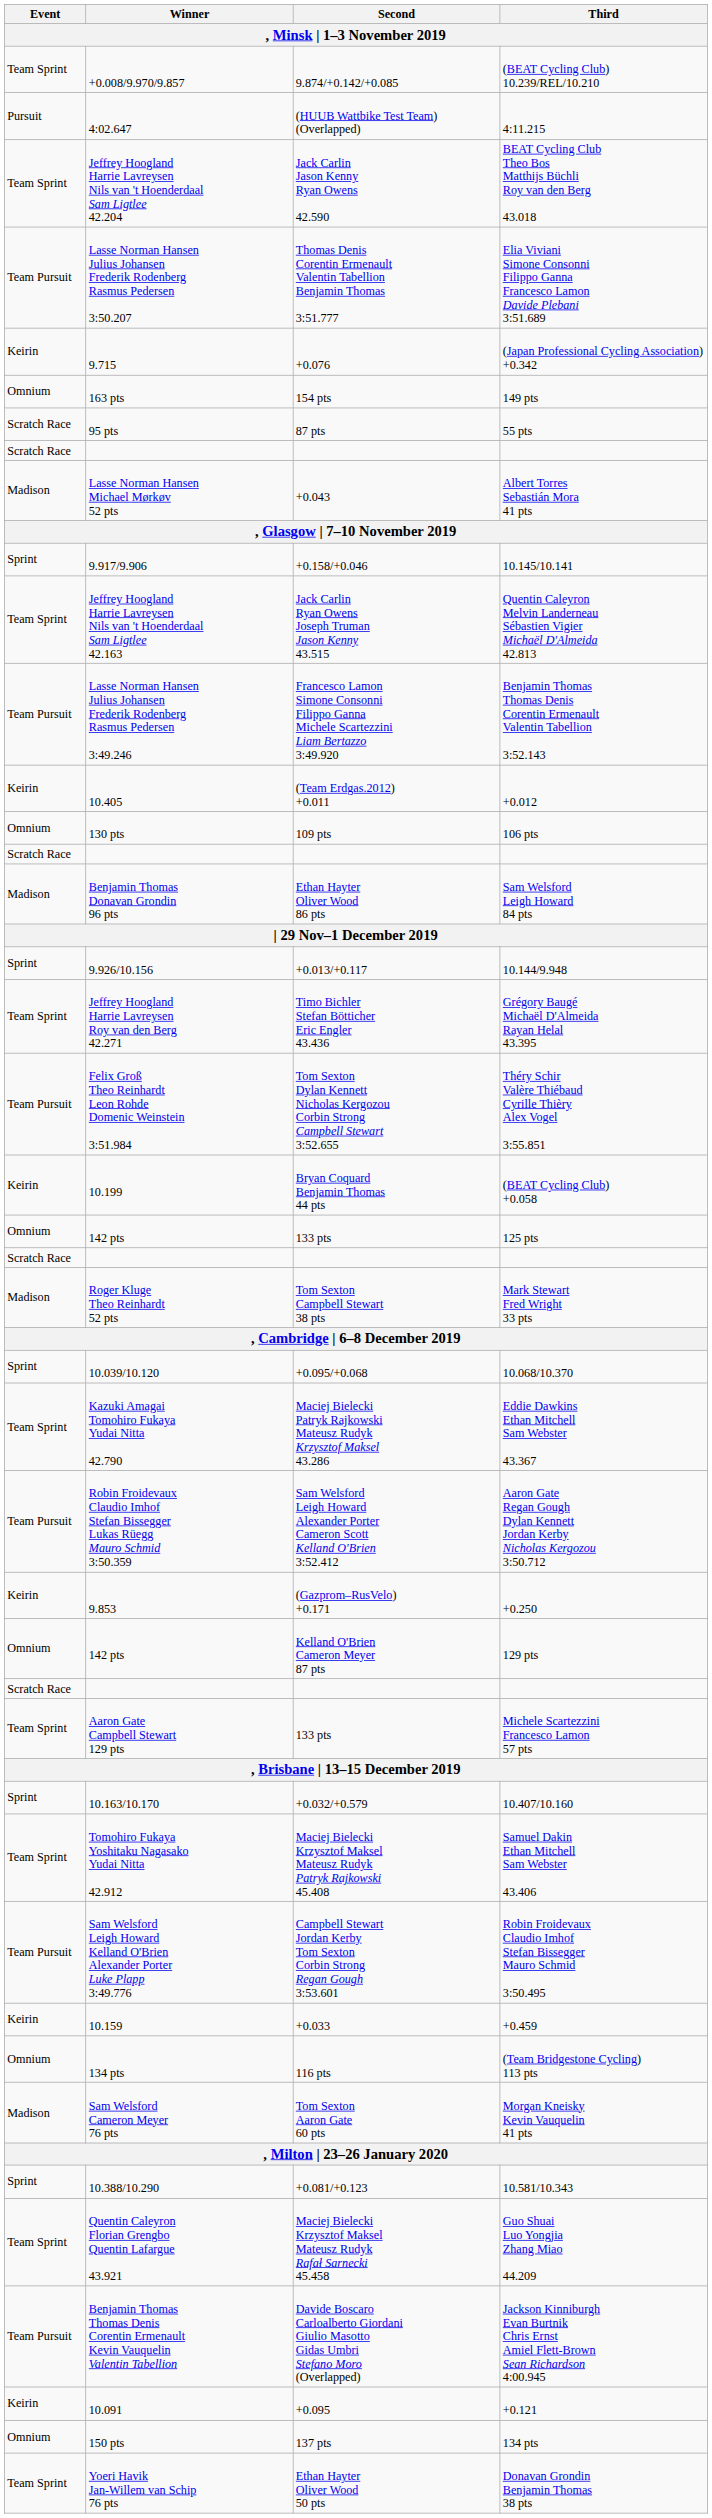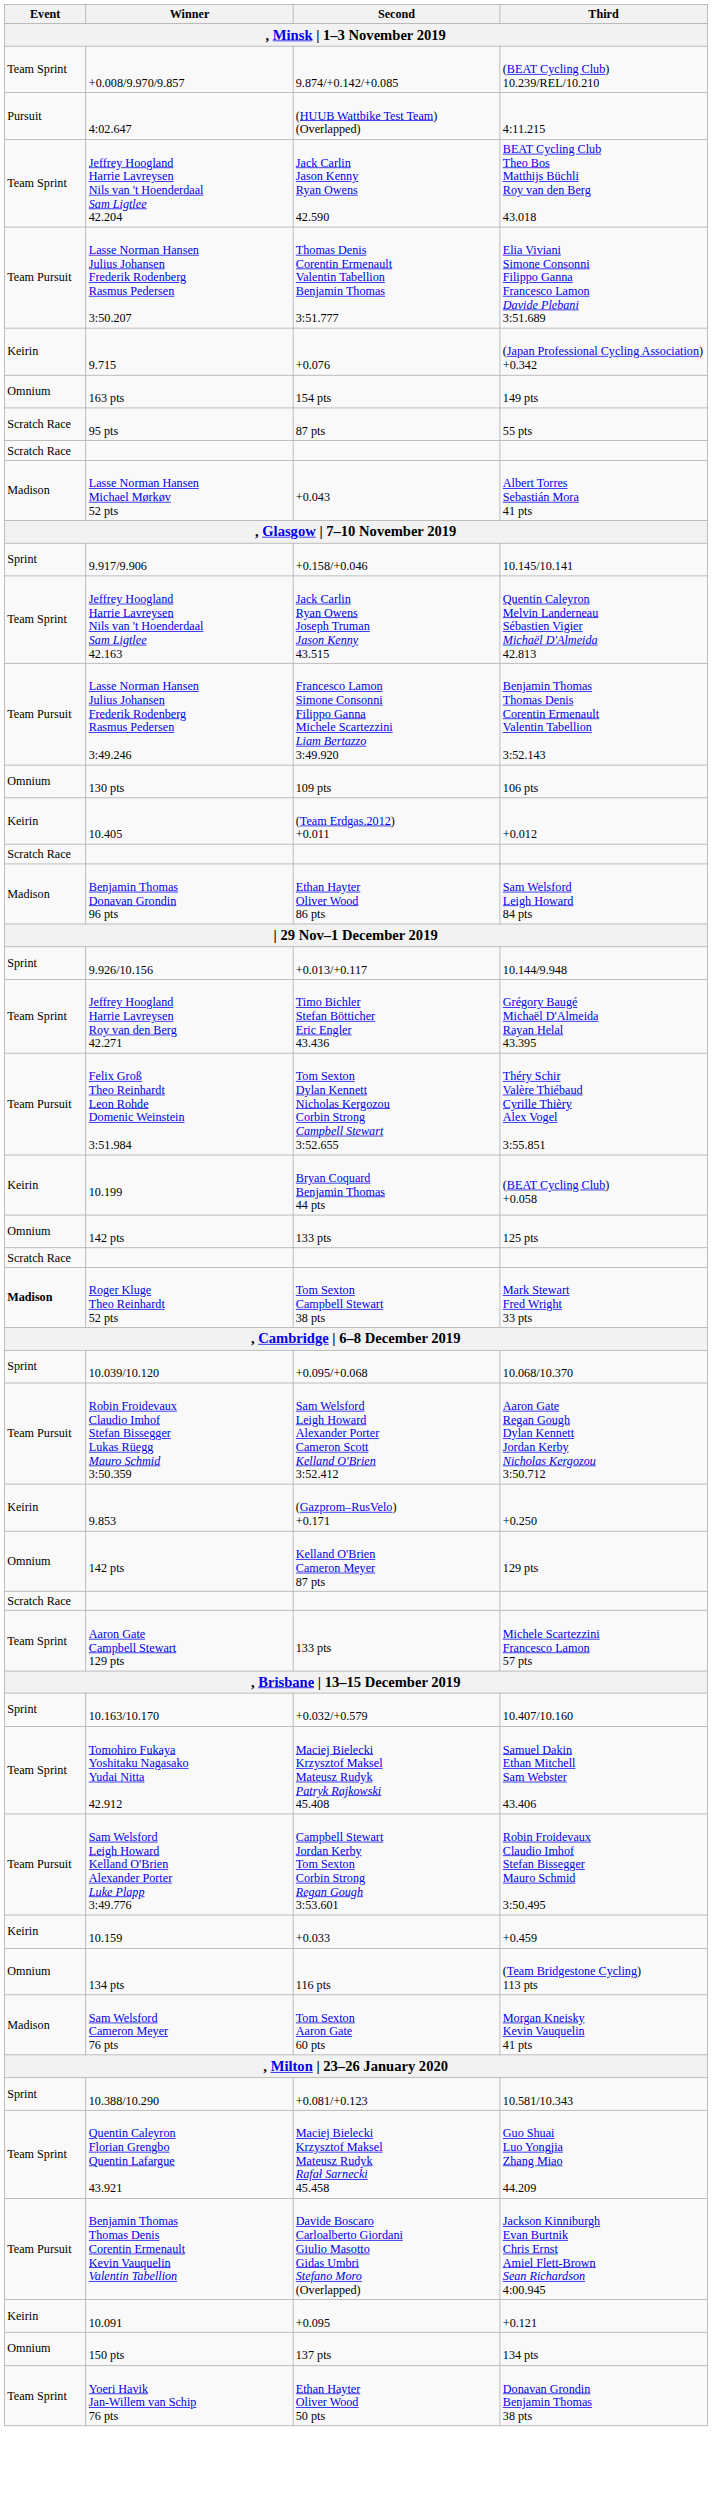rows swapped: (106, 801) <-> (107, 834)
(28, 1297) normal -> (30, 1297) bold
- row: (132, 1433)
